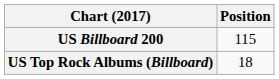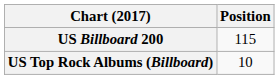(245, 62) 18 -> (245, 62) 10
